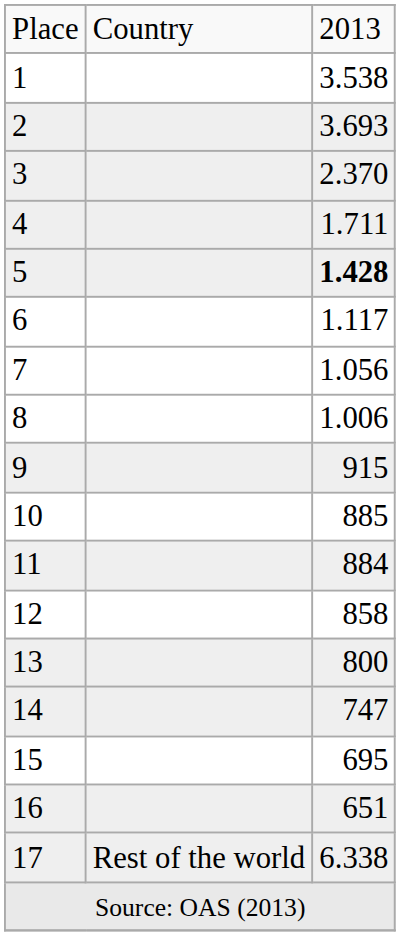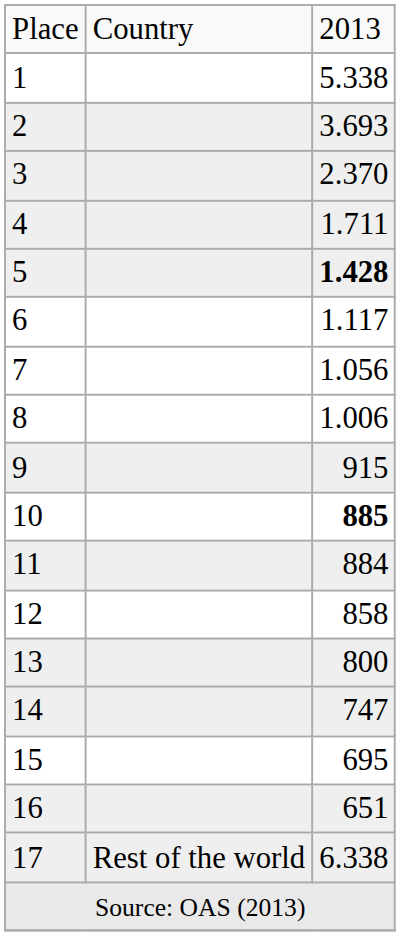(354, 77) 3.538 -> (354, 77) 5.338
(365, 516) normal -> (365, 516) bold
